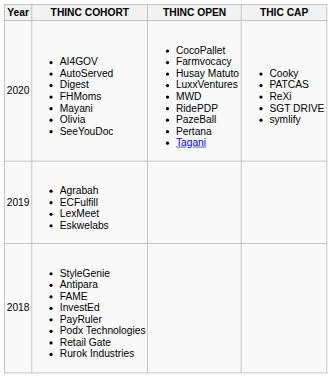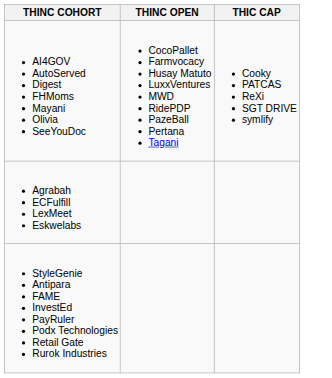- column: (18, 12)
